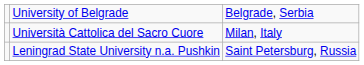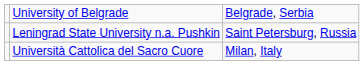rows swapped: (116, 51) <-> (108, 32)
